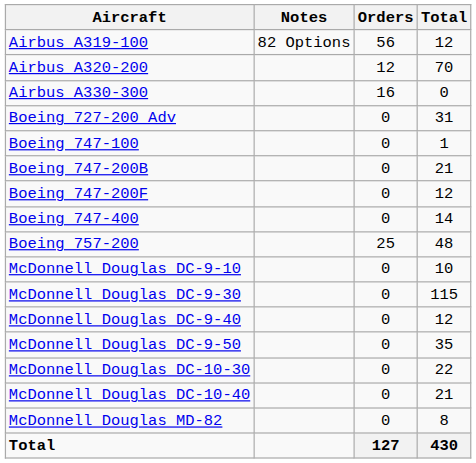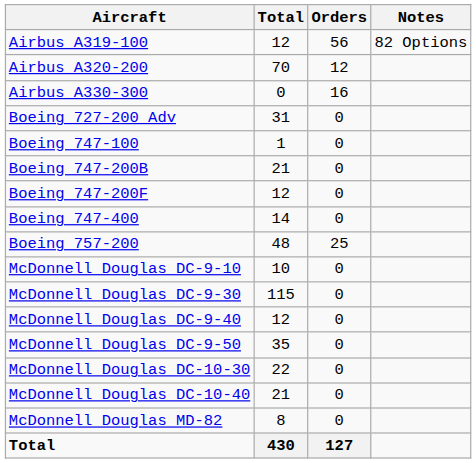columns swapped: (444, 17) <-> (304, 17)
